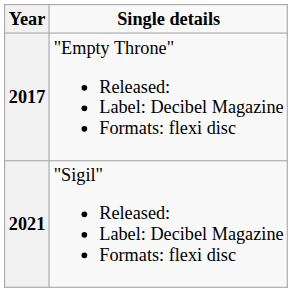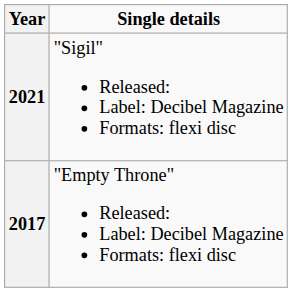rows swapped: (27, 96) <-> (27, 223)
